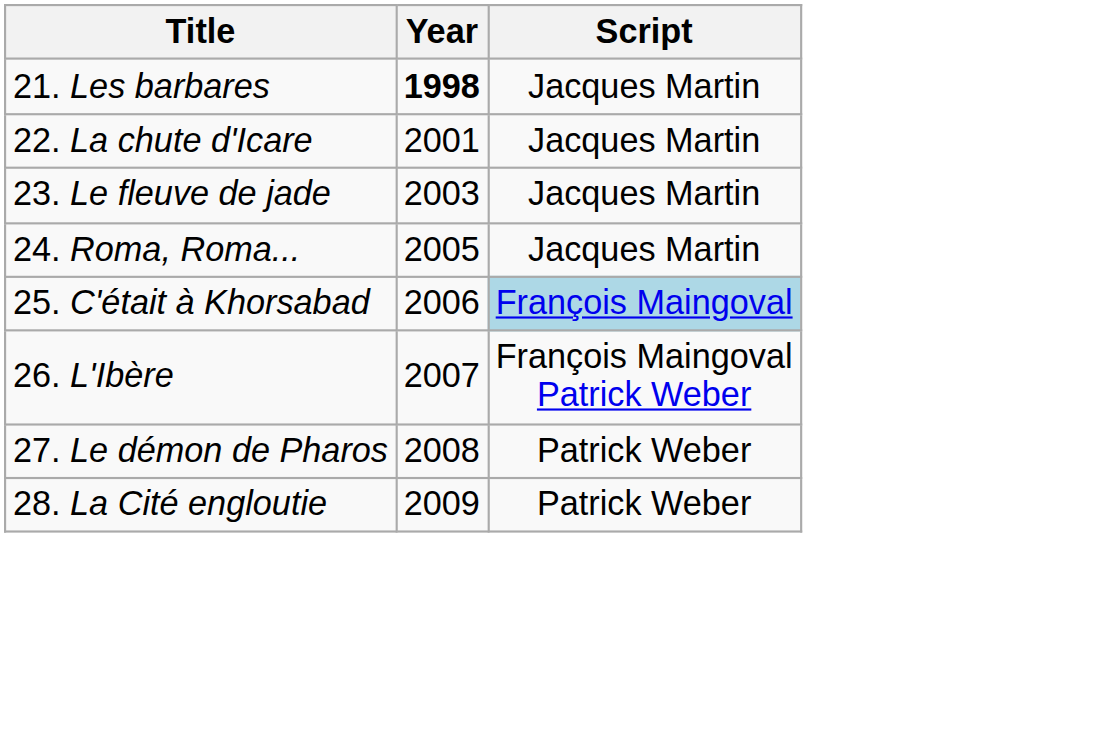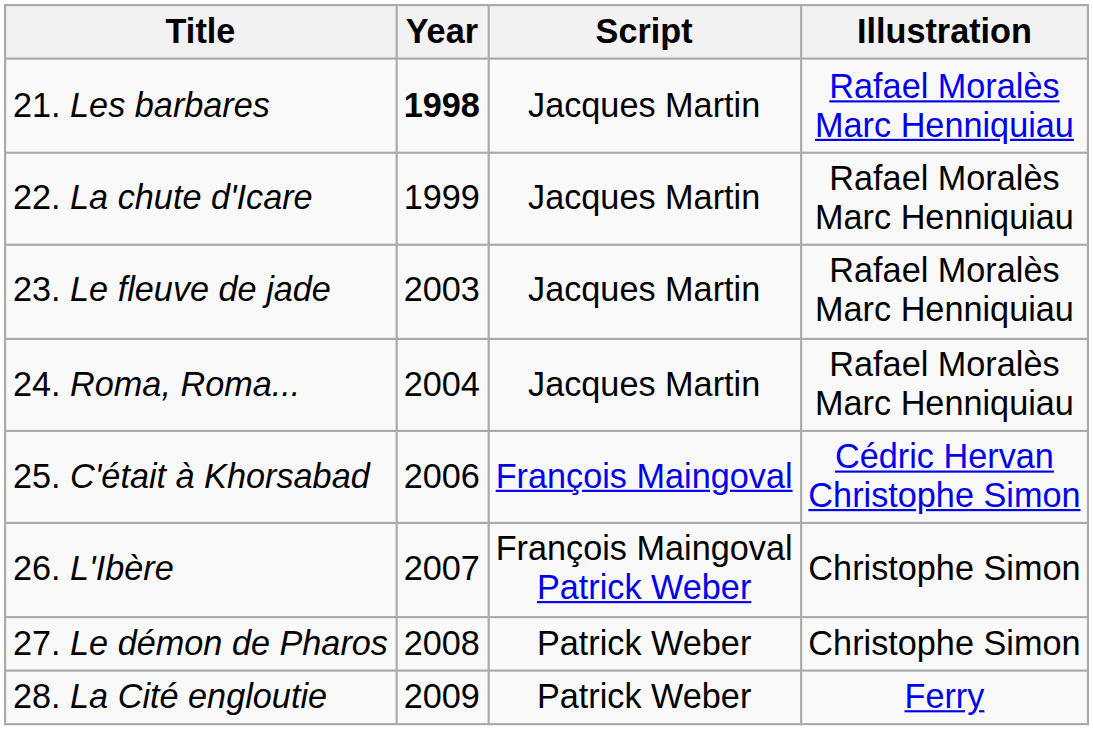+ column: (944, 31)
(442, 140) 2001 -> (442, 198) 1999
(442, 248) 2005 -> (442, 383) 2004
(644, 303) lightblue background -> (644, 476) no background
